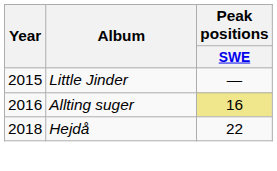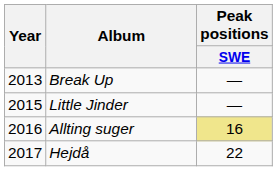+ row: (81, 80)
(25, 128) 2018 -> (25, 153) 2017
